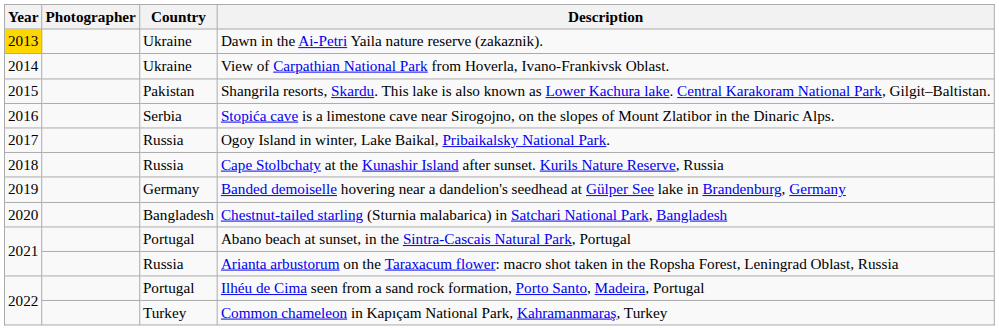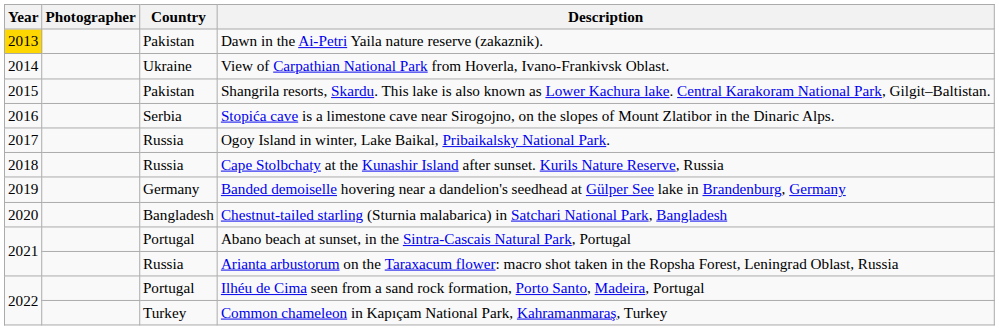(167, 41) Ukraine -> (169, 41) Pakistan
